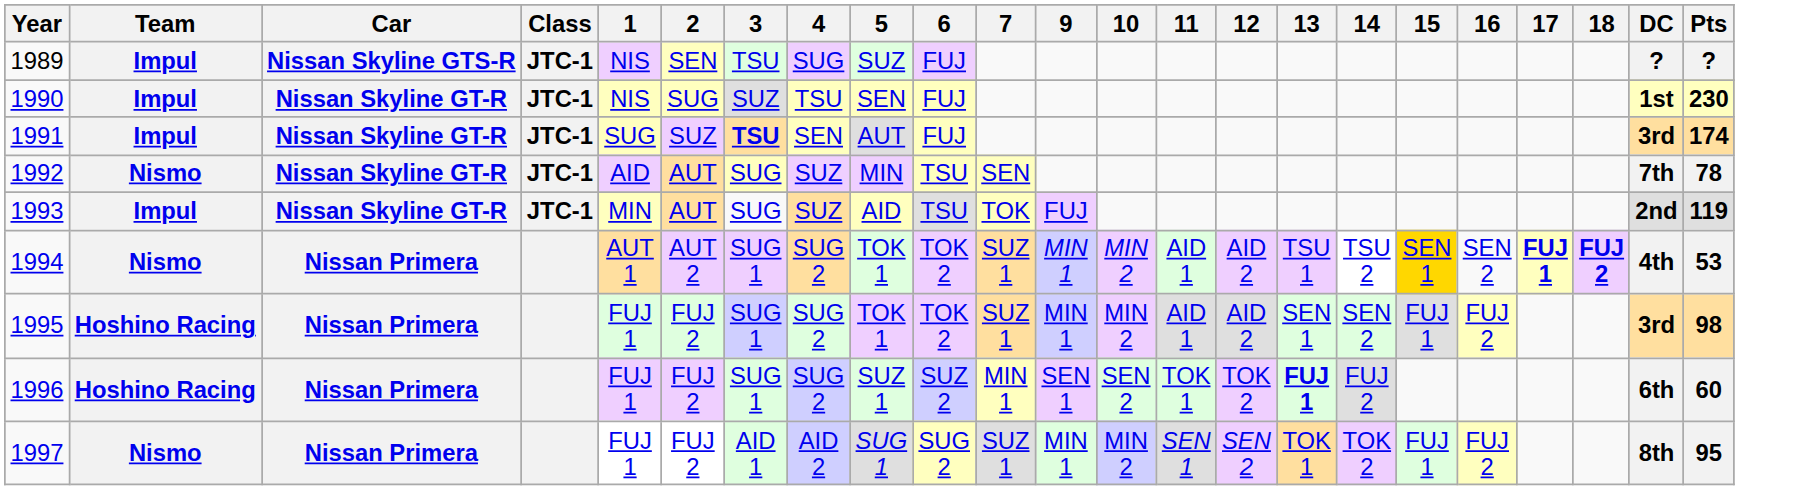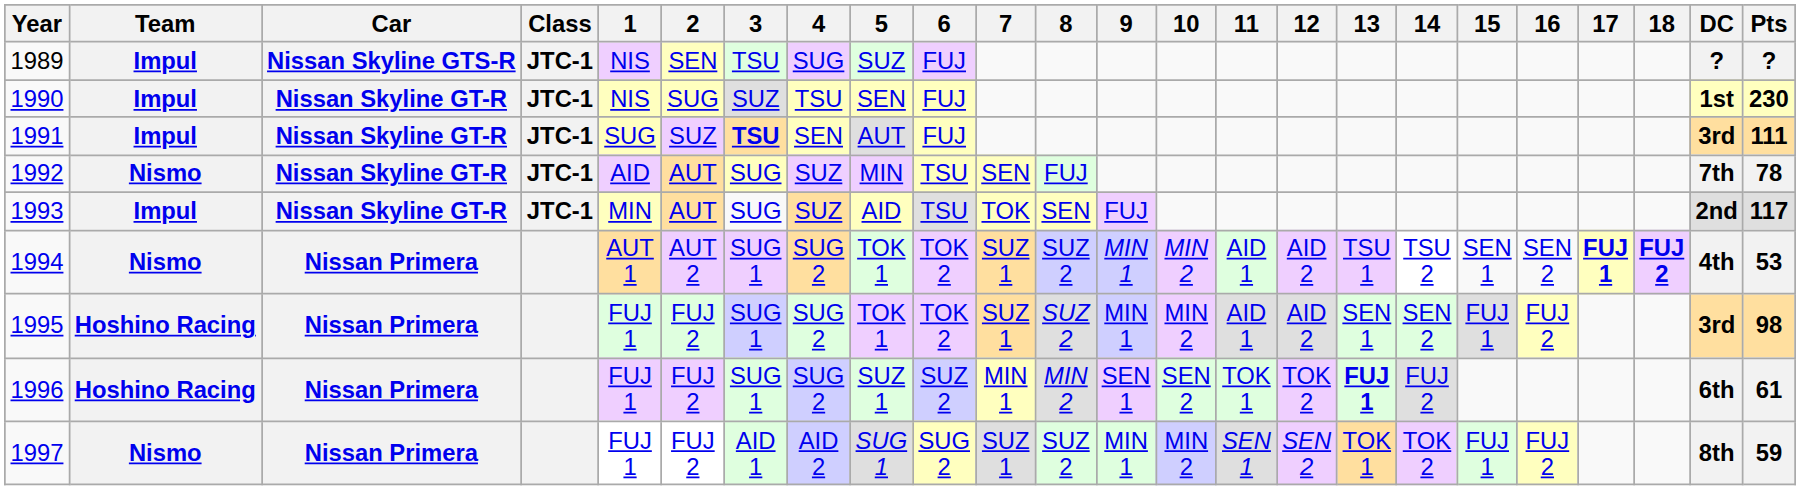+ column: (1066, 23)
(1709, 136) 174 -> (1769, 136) 111
(1709, 211) 119 -> (1769, 211) 117
(1427, 261) gold background -> (1487, 261) no background
(1709, 389) 60 -> (1769, 389) 61
(1709, 453) 95 -> (1769, 453) 59
